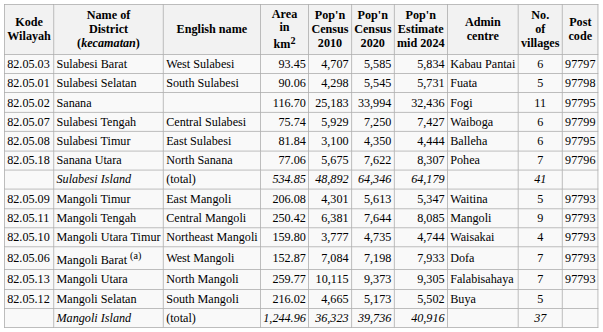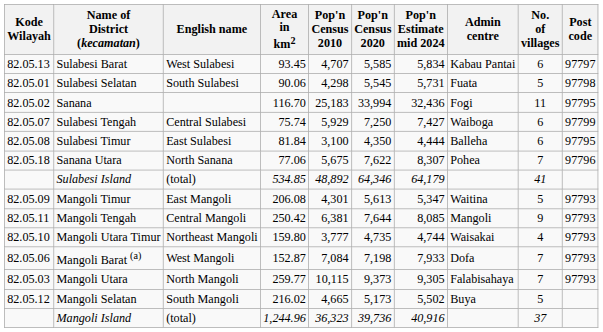(28, 64) 82.05.03 -> (28, 64) 82.05.13
(28, 279) 82.05.13 -> (28, 279) 82.05.03
